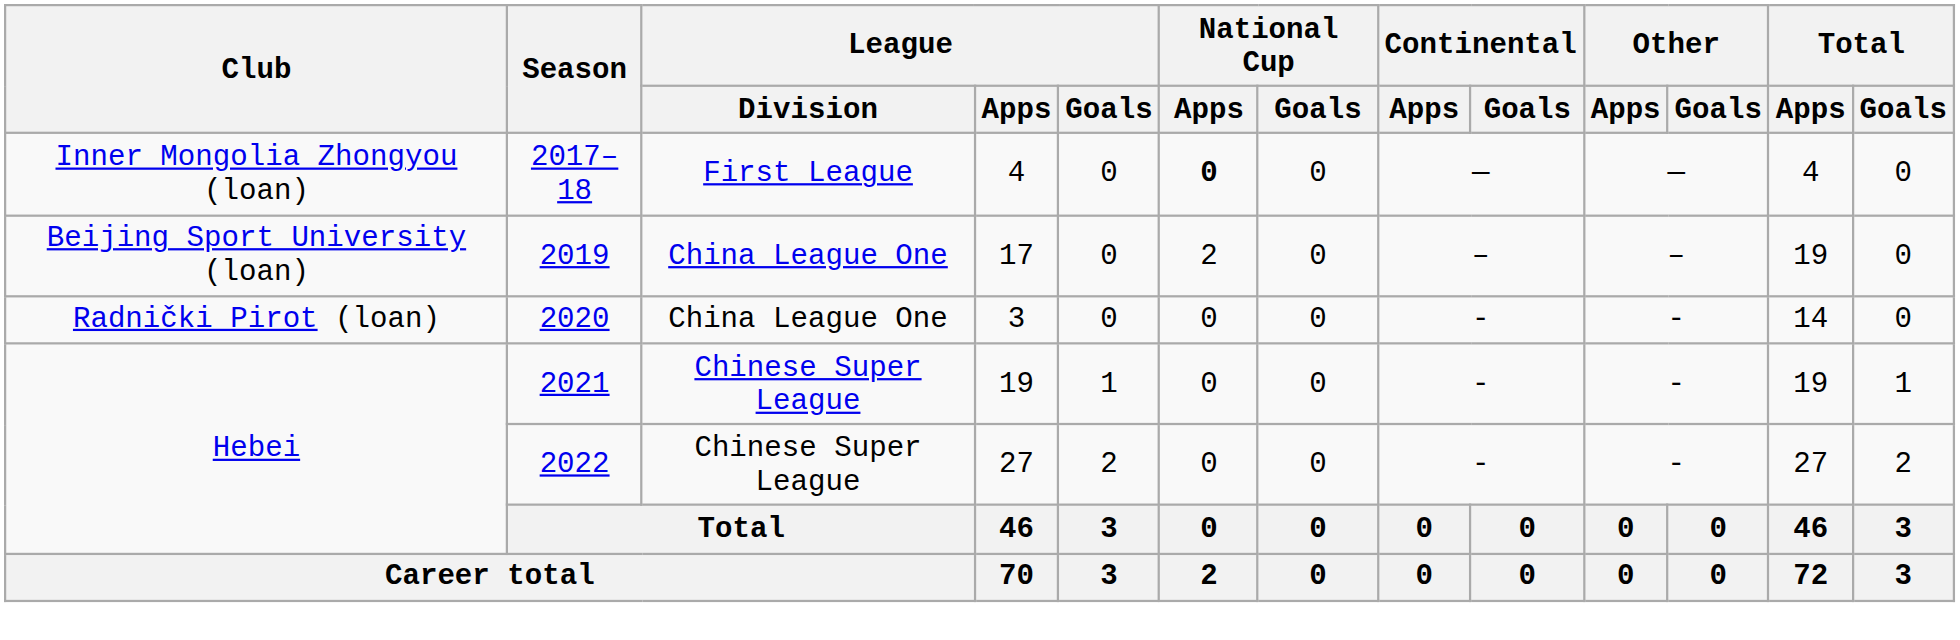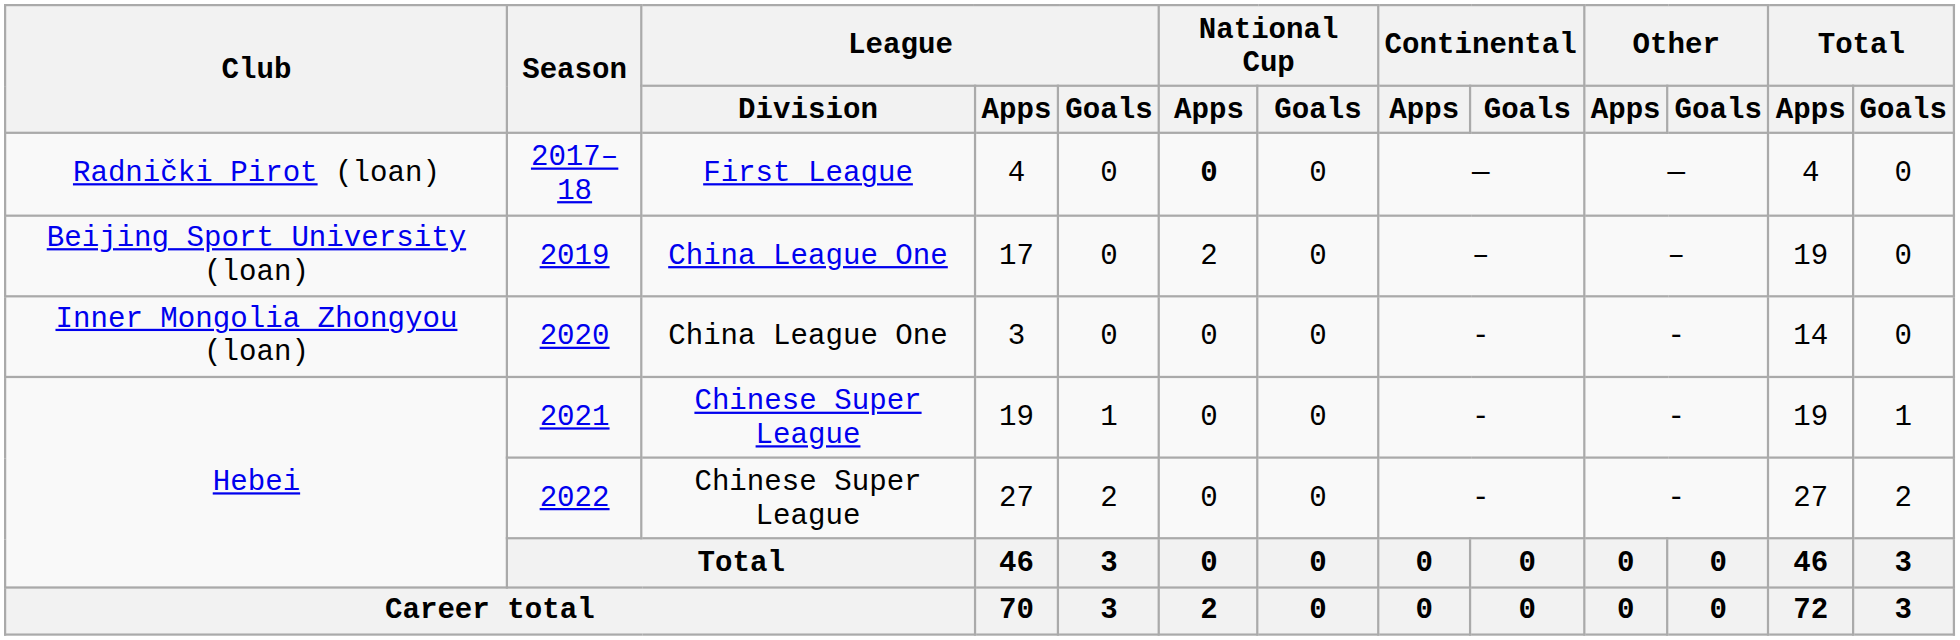(256, 174) Inner Mongolia Zhongyou (loan) -> (256, 174) Radnički Pirot (loan)
(256, 319) Radnički Pirot (loan) -> (256, 336) Inner Mongolia Zhongyou (loan)
